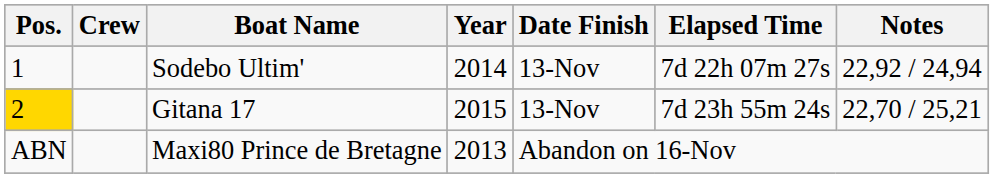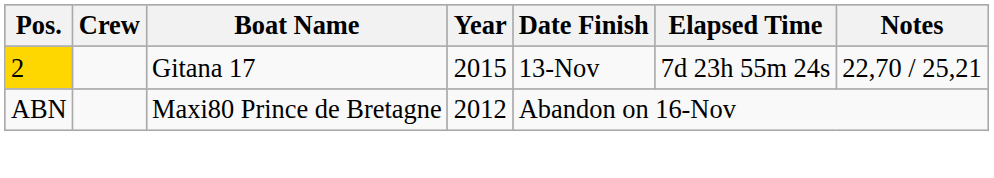- row: (228, 67)
(480, 151) 2013 -> (480, 109) 2012
